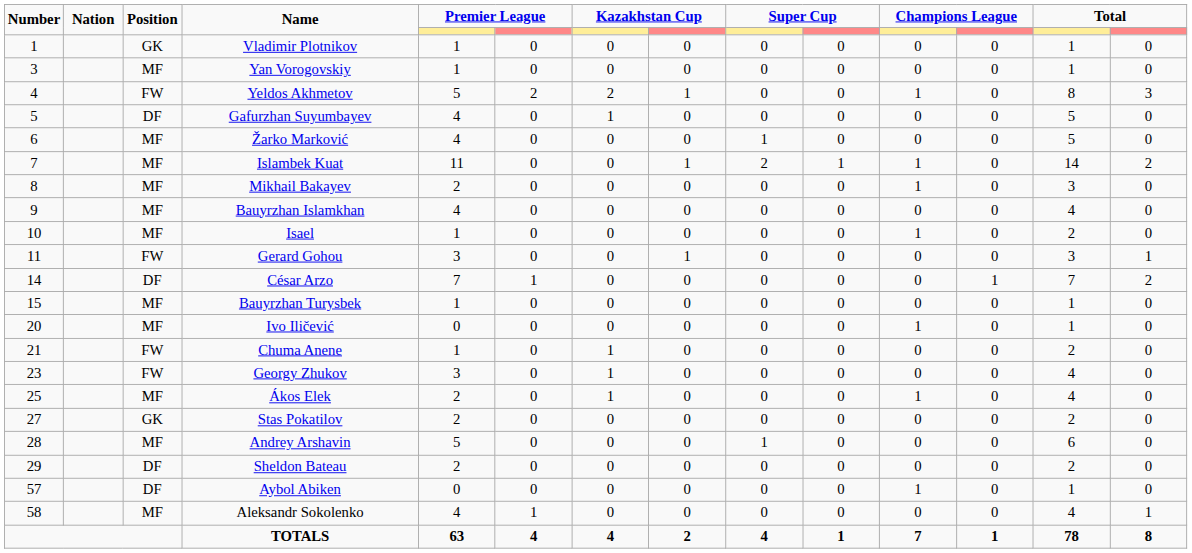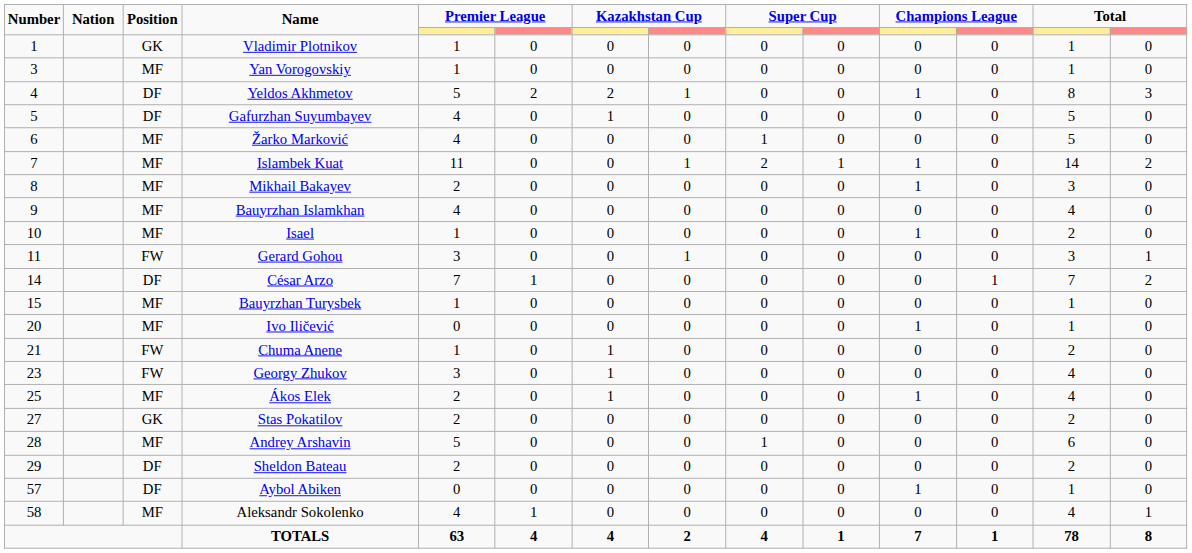(152, 92) FW -> (152, 92) DF
